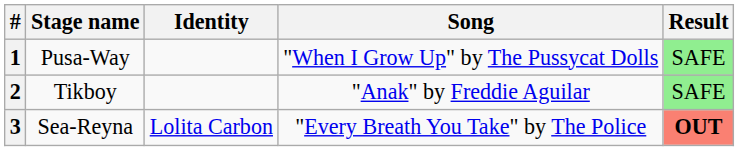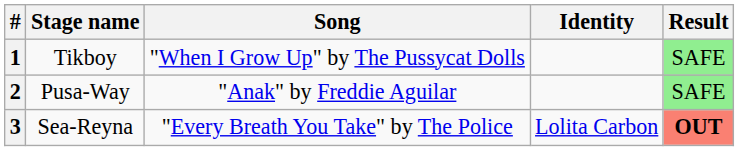columns swapped: (471, 22) <-> (211, 22)
(85, 57) Pusa-Way -> (85, 57) Tikboy
(85, 92) Tikboy -> (85, 92) Pusa-Way
